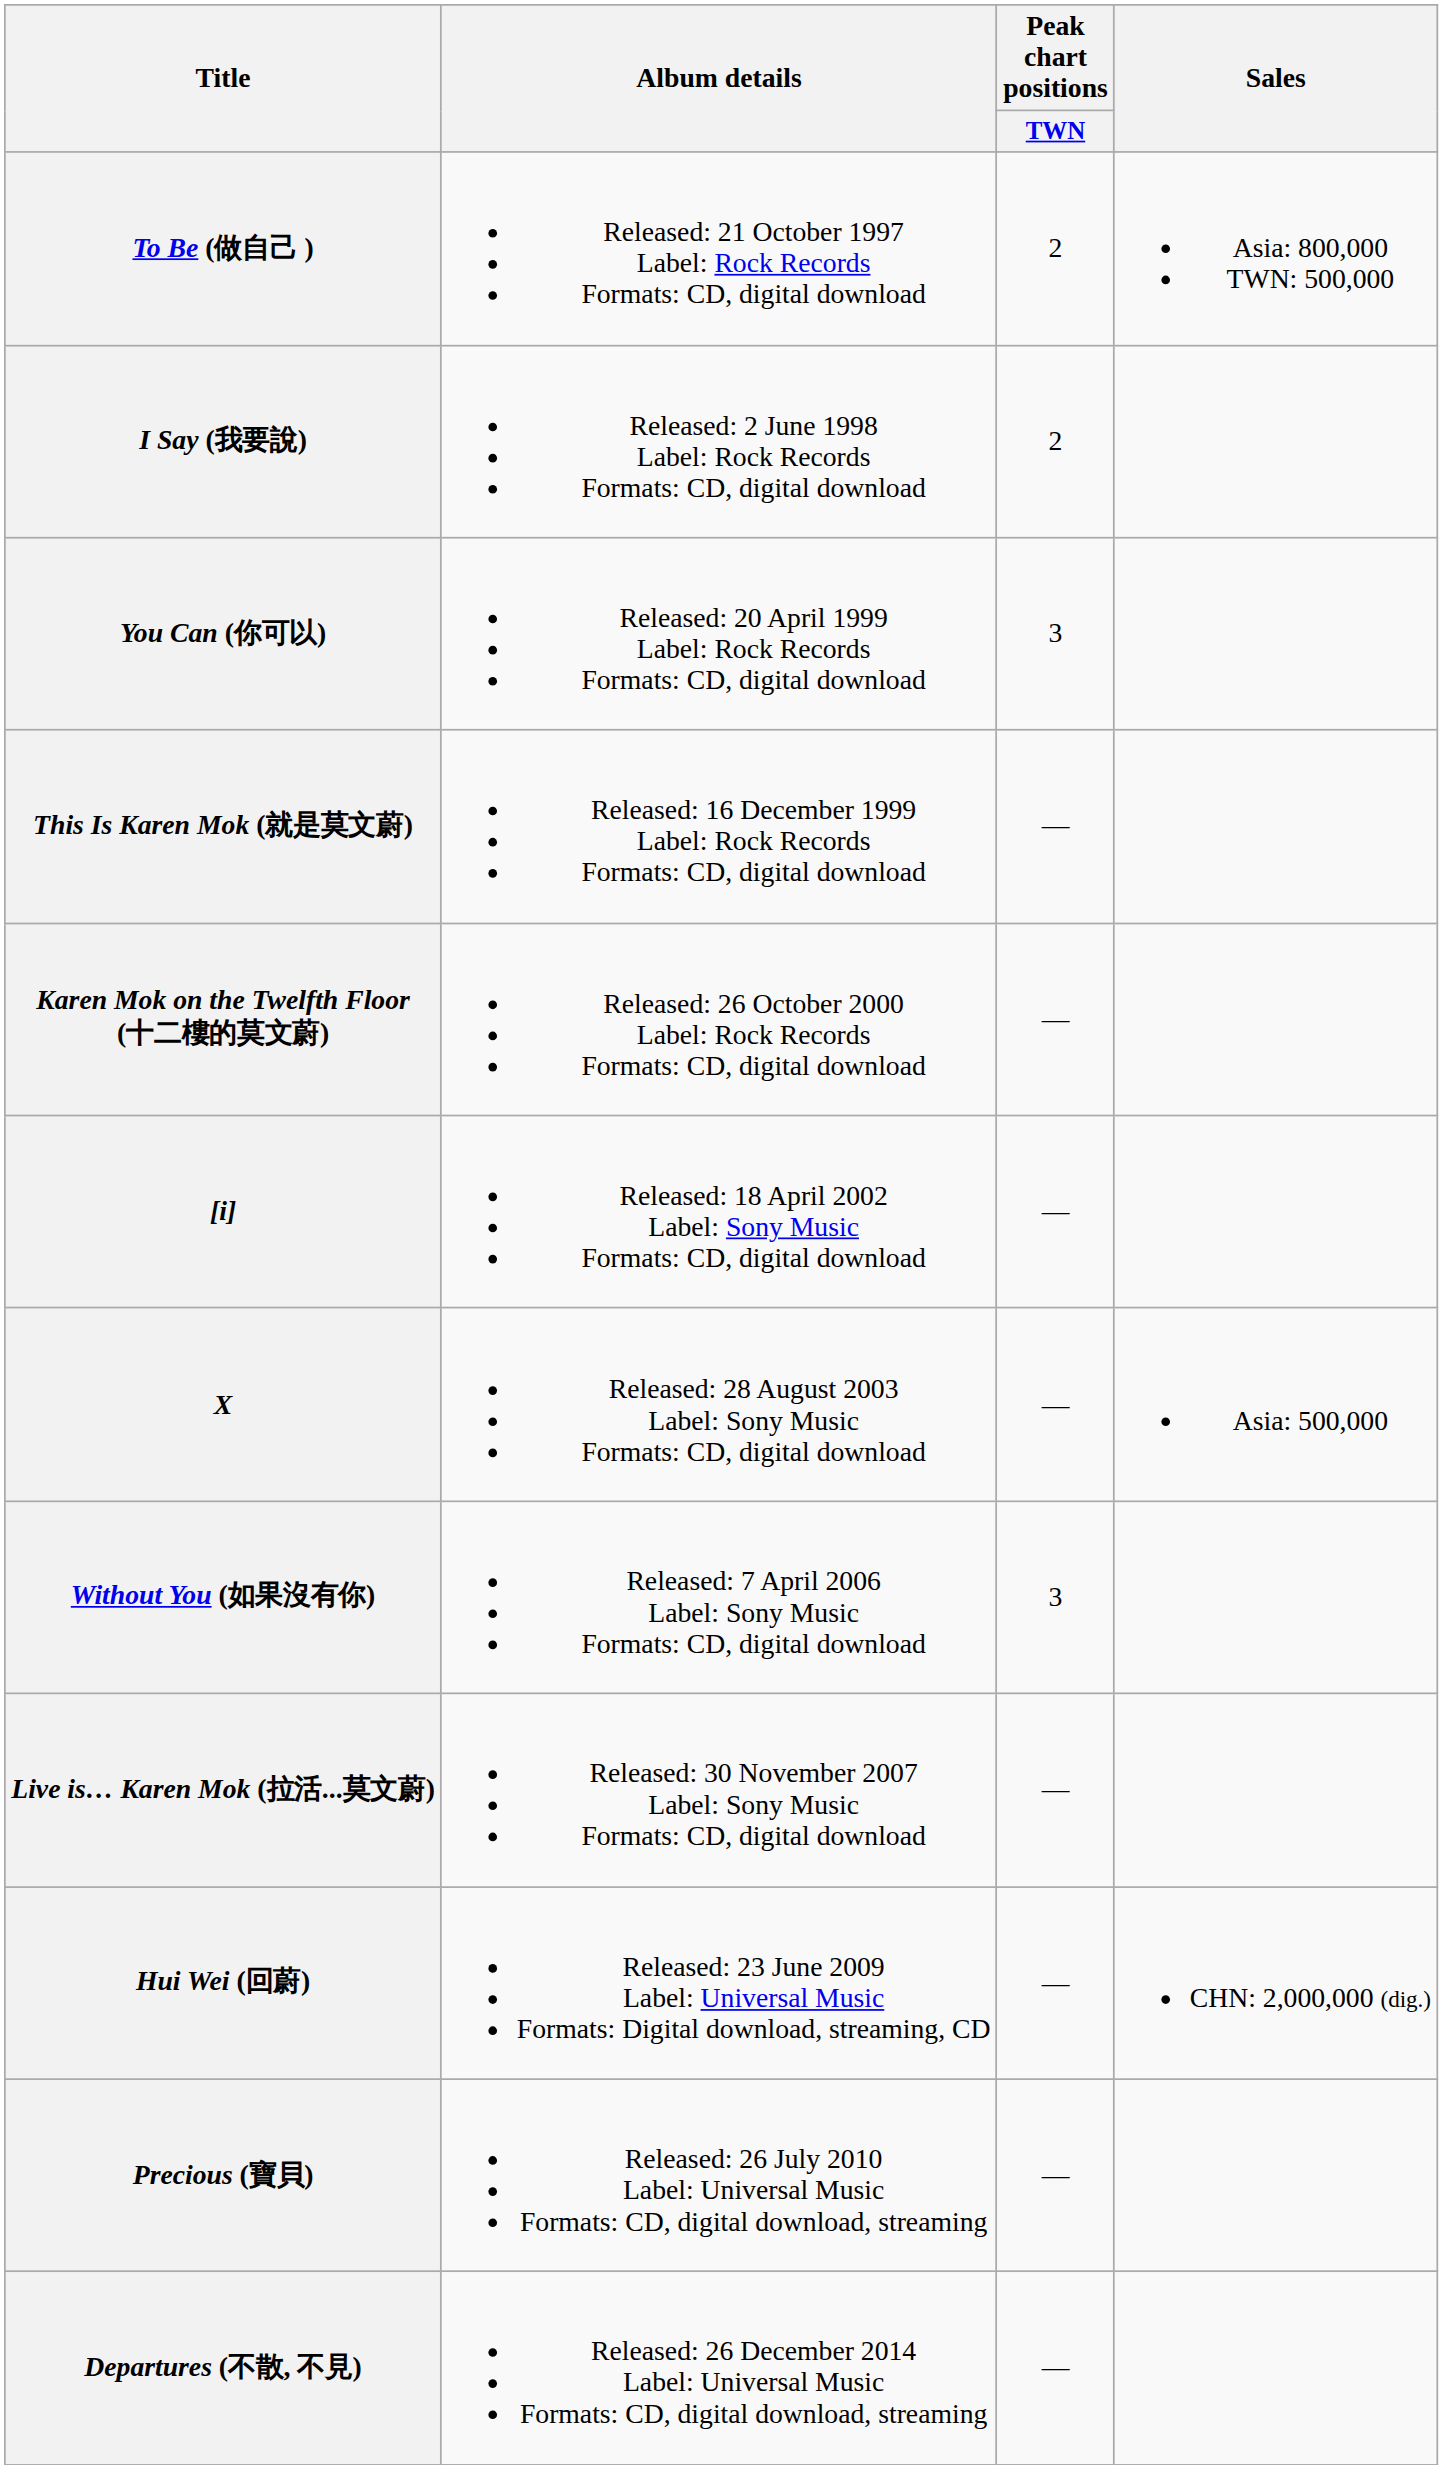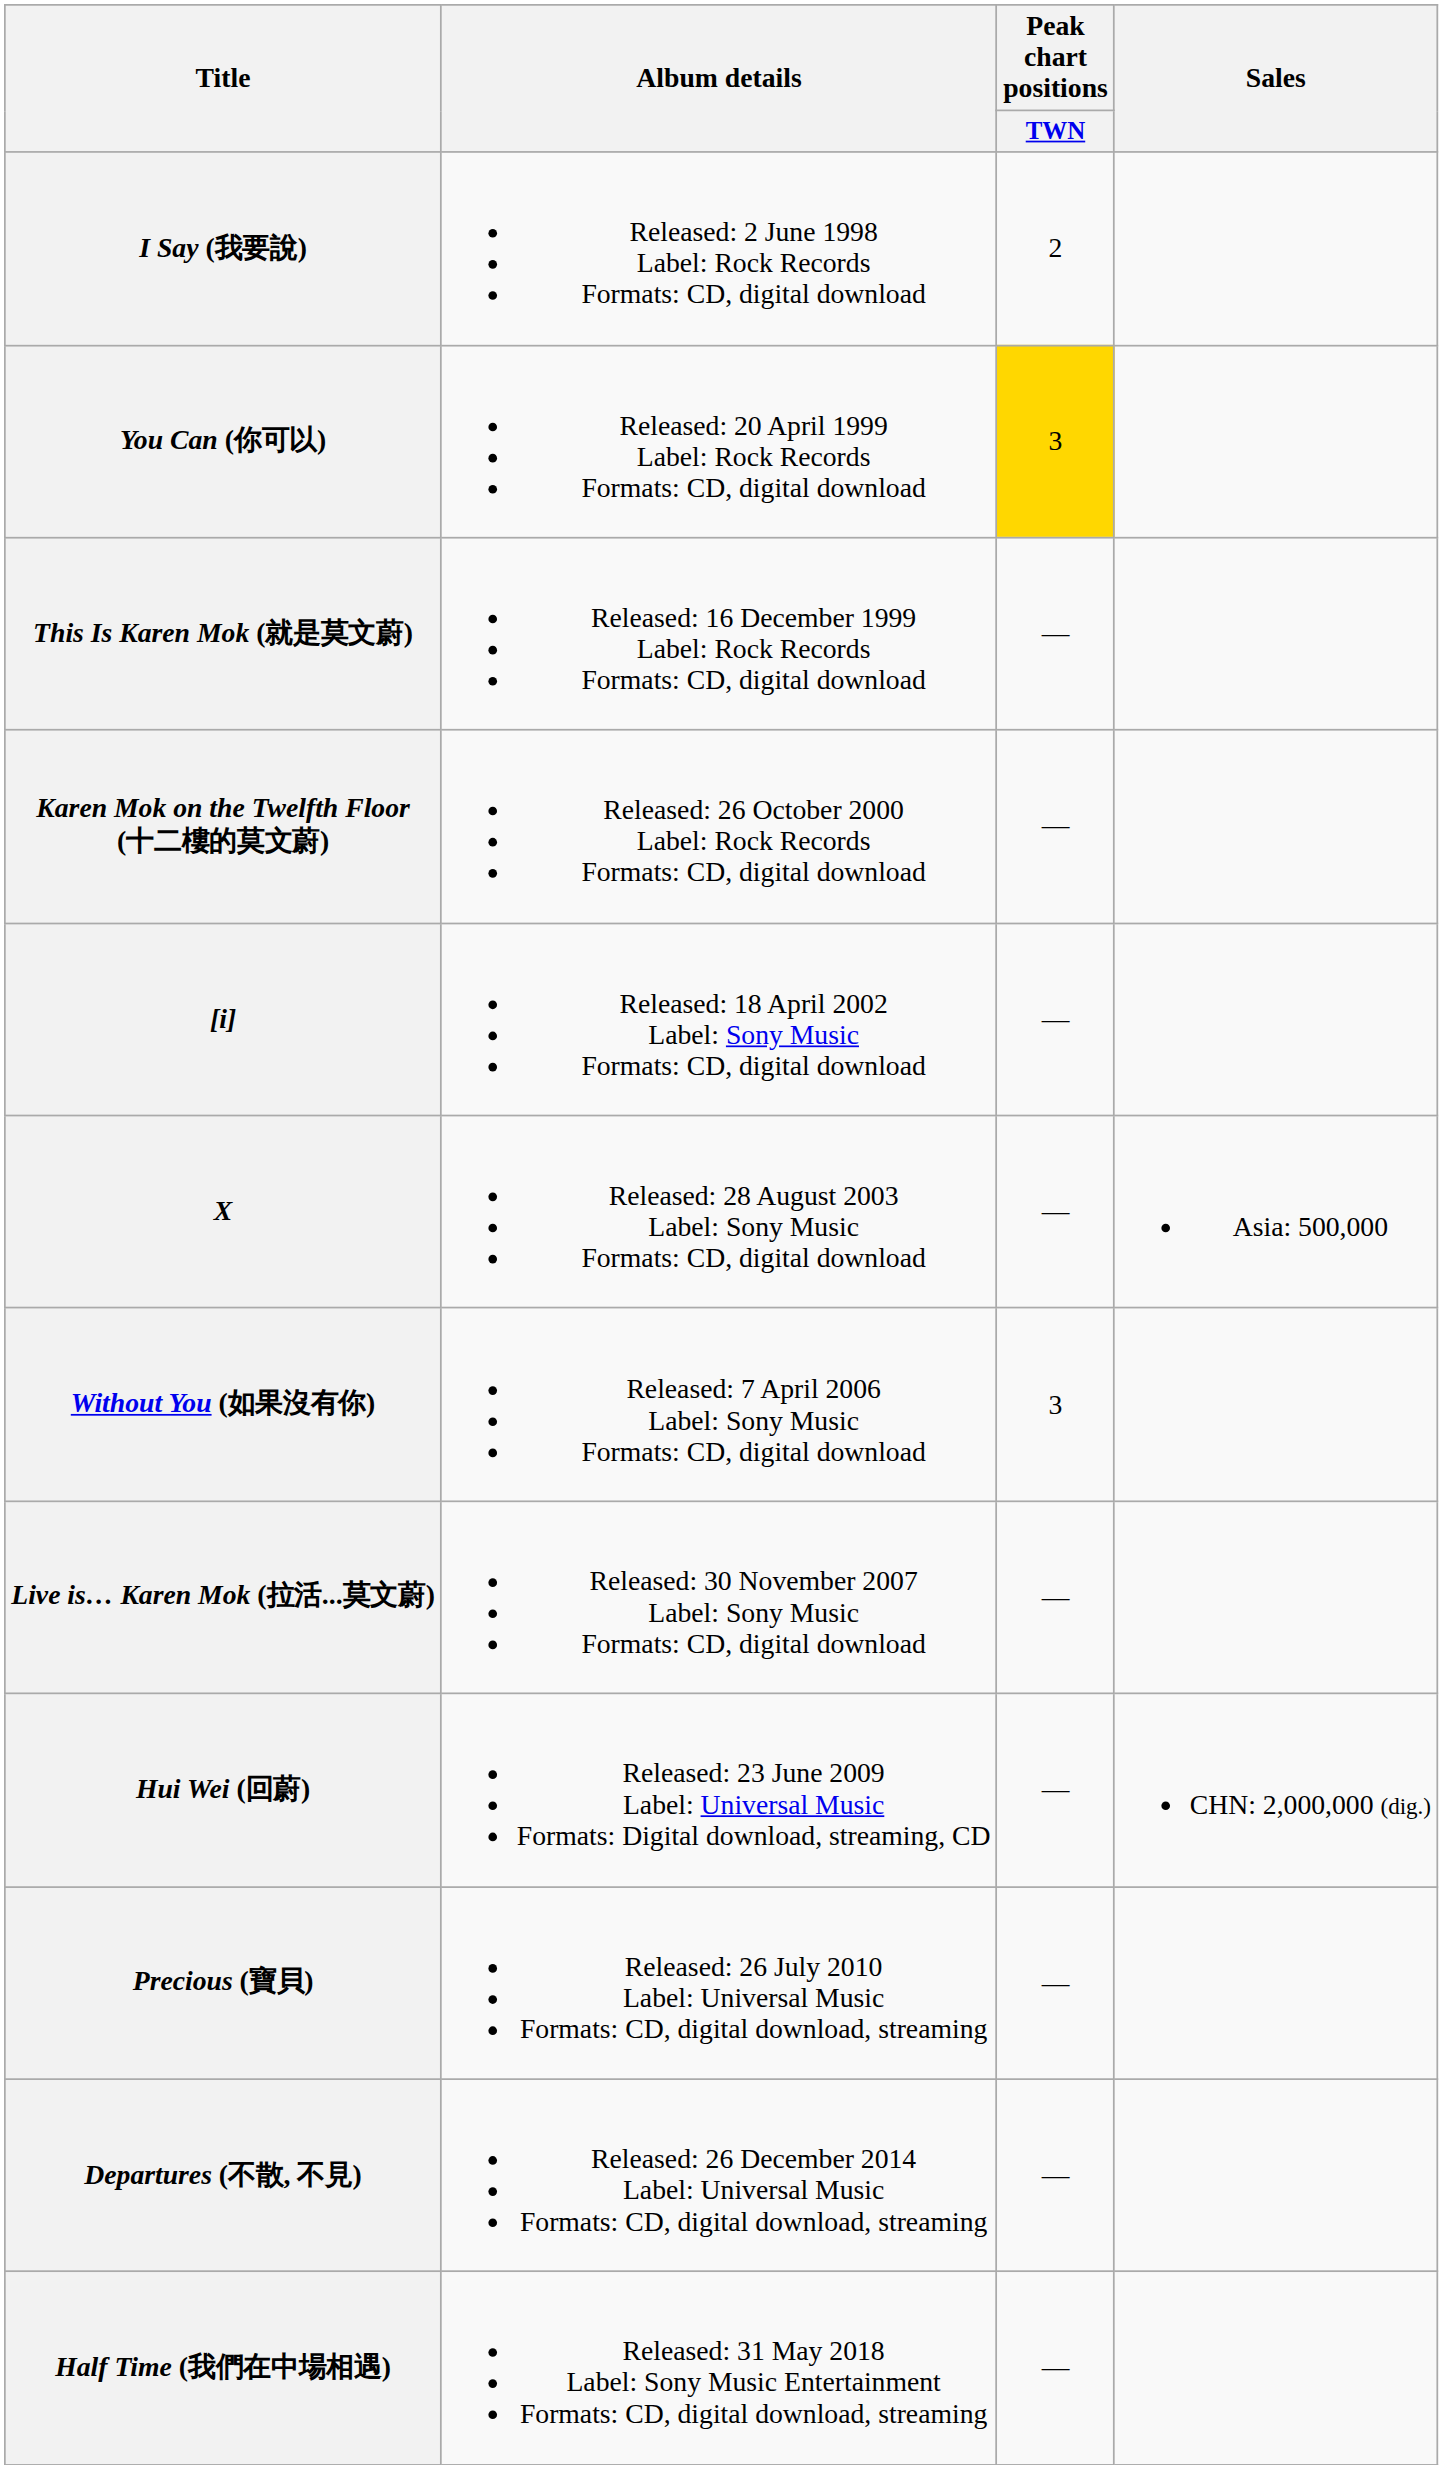- row: (223, 247)
(1055, 633) no background -> (1055, 440) gold background
+ row: (223, 2366)
